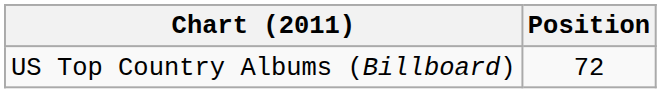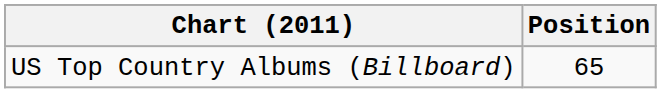(589, 67) 72 -> (589, 67) 65
